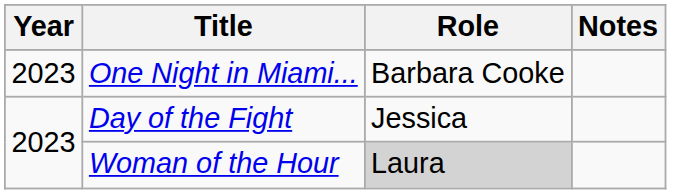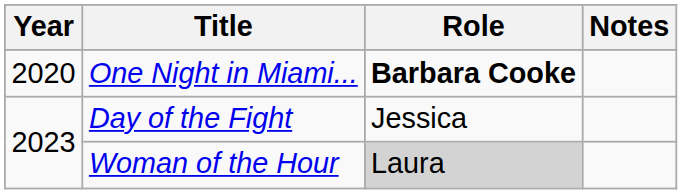(44, 73) 2023 -> (44, 73) 2020
(468, 73) normal -> (474, 73) bold
